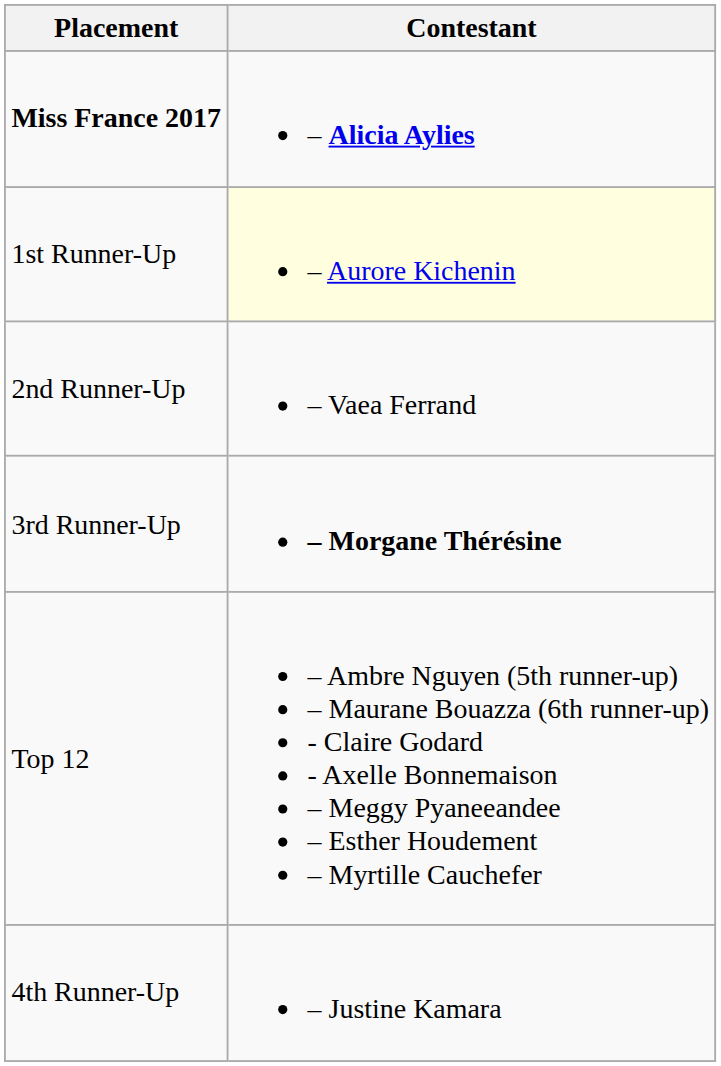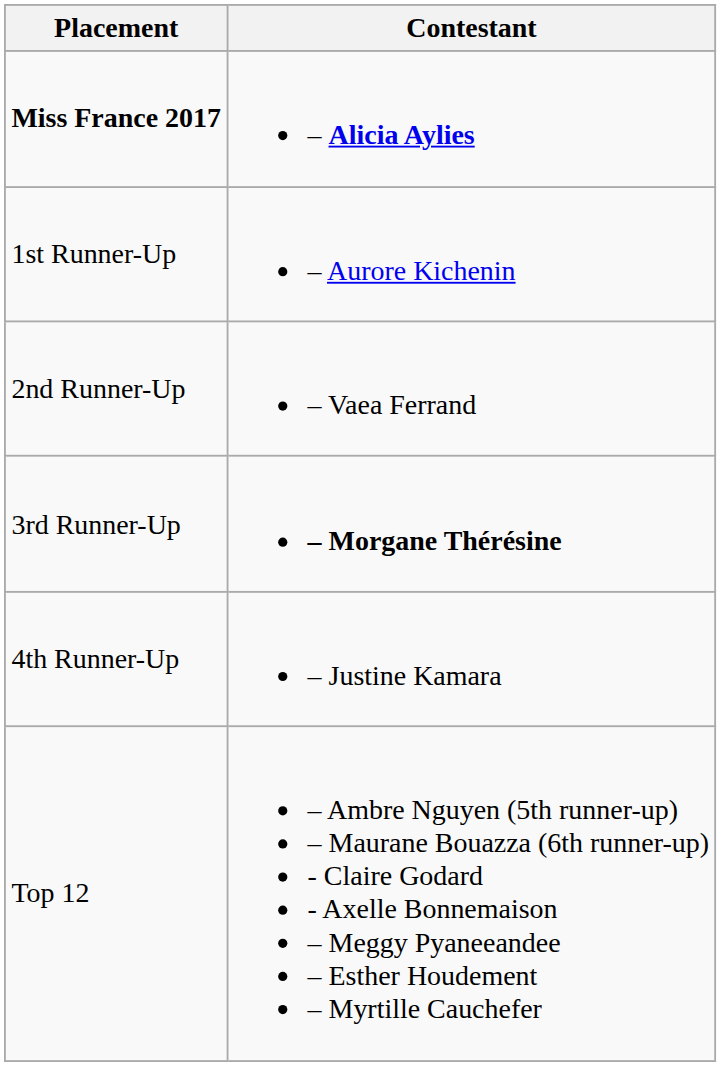(471, 270) lightyellow background -> (471, 270) no background
rows swapped: (95, 992) <-> (50, 758)
